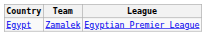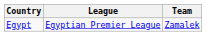columns swapped: (142, 11) <-> (63, 11)
